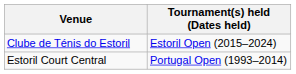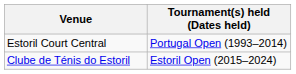rows swapped: (68, 43) <-> (57, 60)
